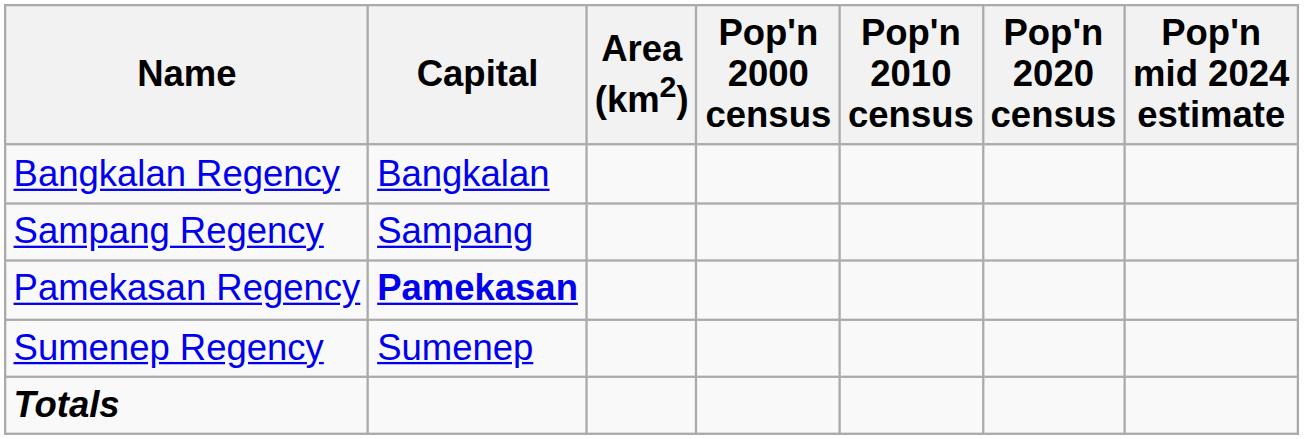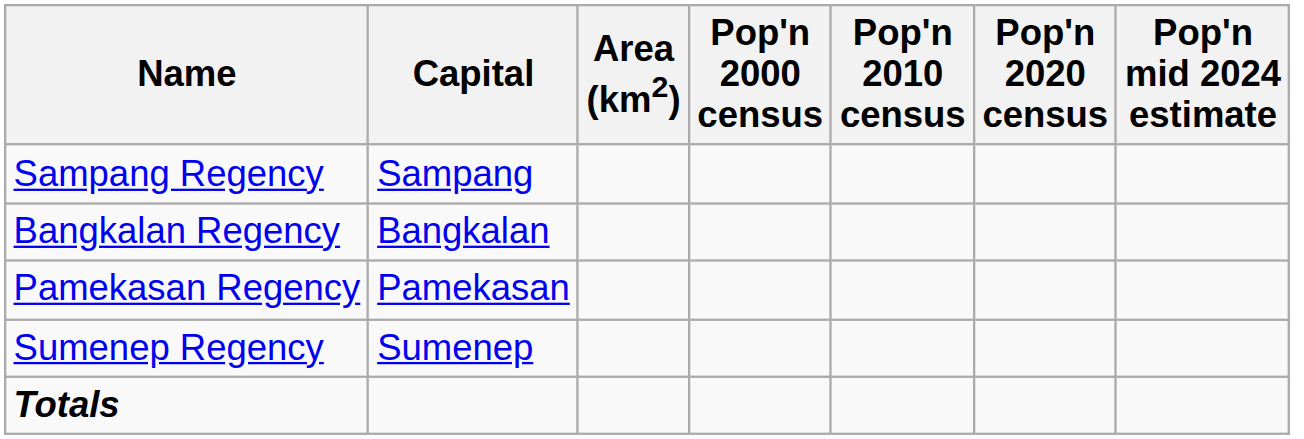rows swapped: (177, 173) <-> (169, 231)
(478, 289) bold -> (473, 289) normal
